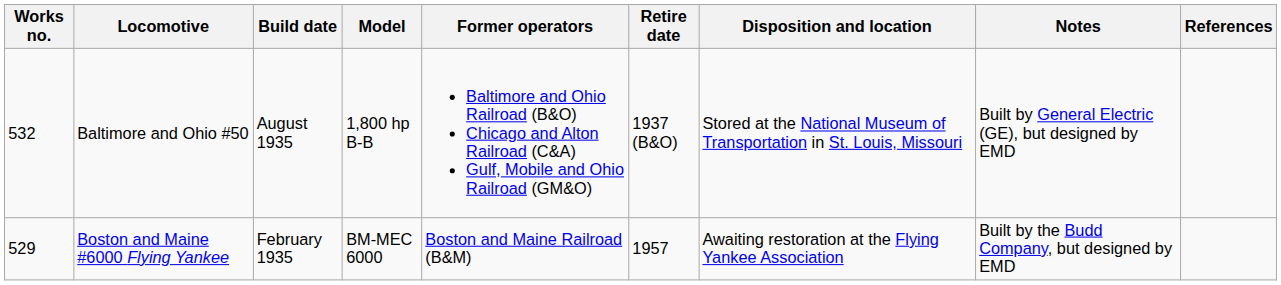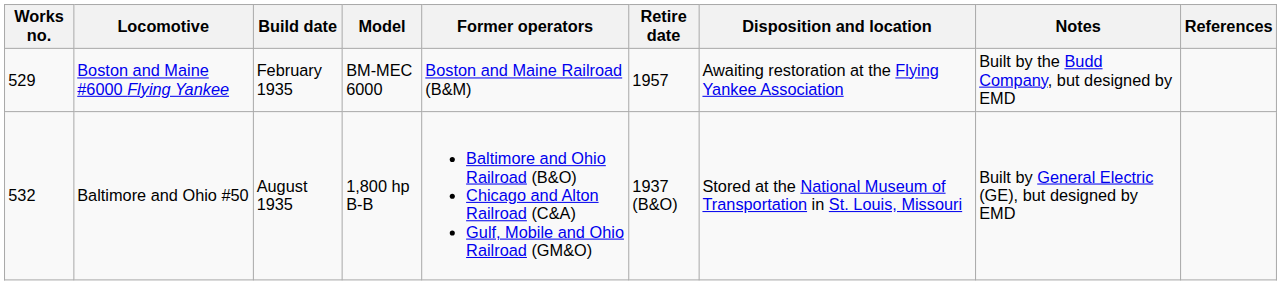rows swapped: (153, 248) <-> (163, 133)
